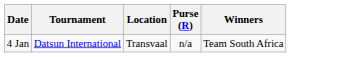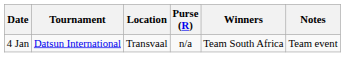+ column: (313, 19)
